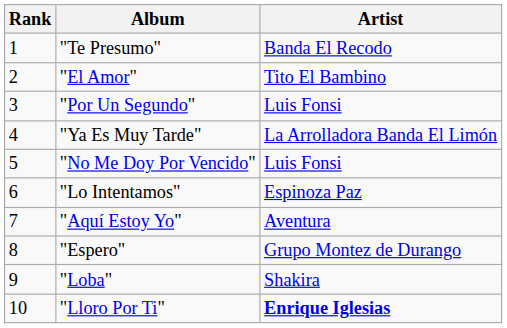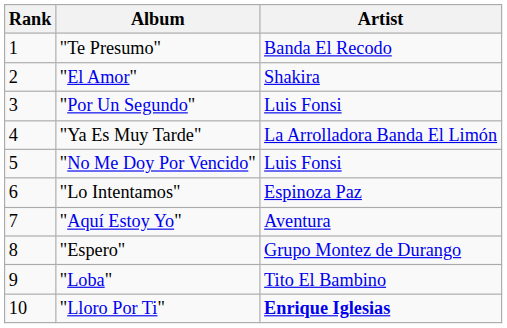(325, 76) Tito El Bambino -> (292, 76) Shakira
(292, 279) Shakira -> (325, 279) Tito El Bambino
